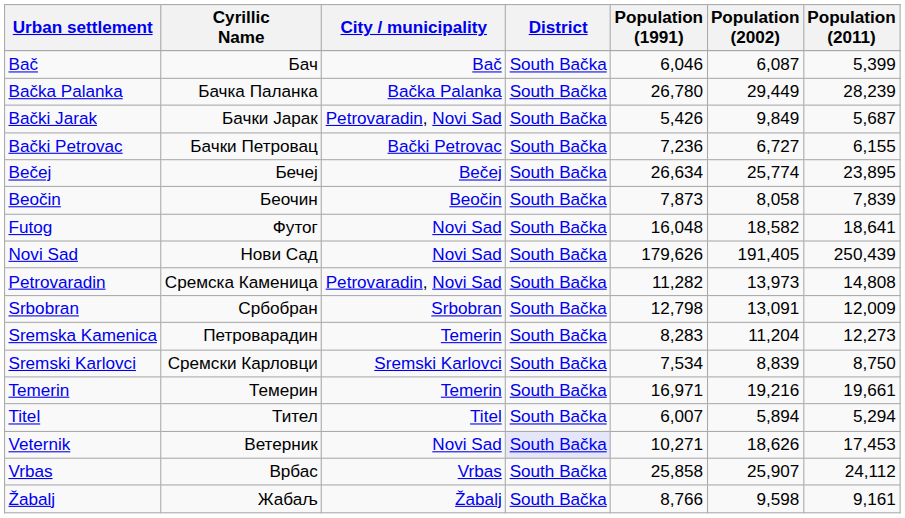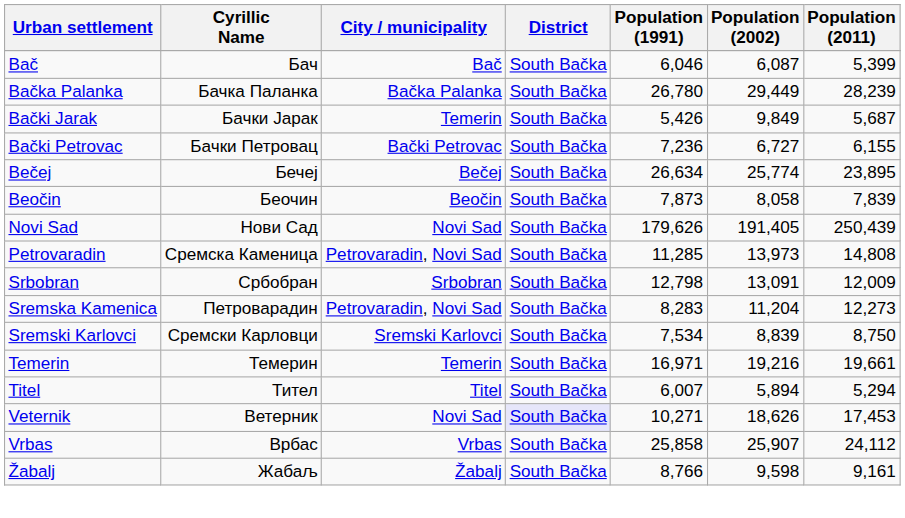(414, 118) Petrovaradin, Novi Sad -> (471, 118) Temerin
- row: (30, 227)
(678, 281) 11,282 -> (678, 254) 11,285
(471, 335) Temerin -> (414, 308) Petrovaradin, Novi Sad
